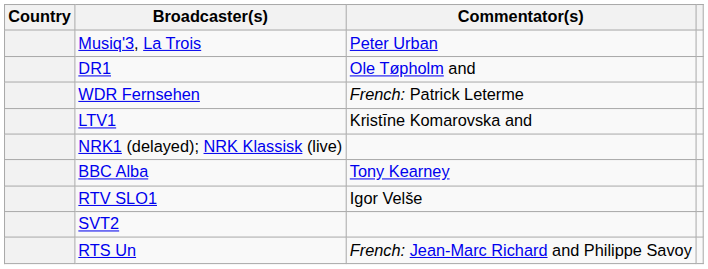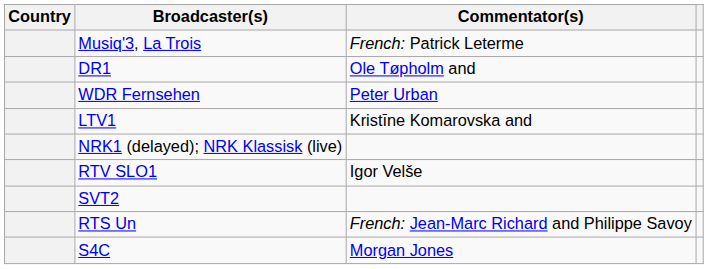(394, 43) Peter Urban -> (437, 43) French: Patrick Leterme
(437, 95) French: Patrick Leterme -> (394, 95) Peter Urban
- row: (113, 172)
+ row: (94, 250)
